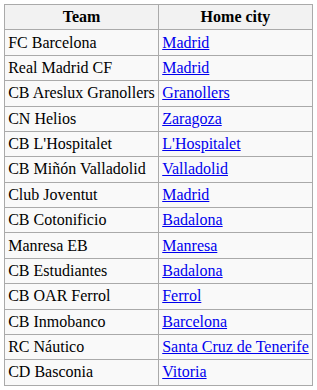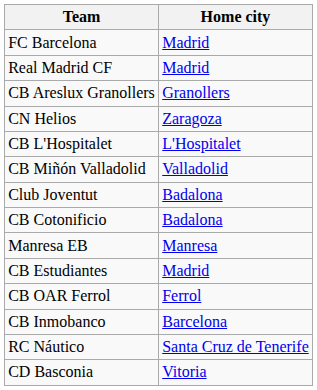(186, 194) Madrid -> (192, 194) Badalona
(192, 270) Badalona -> (186, 270) Madrid
